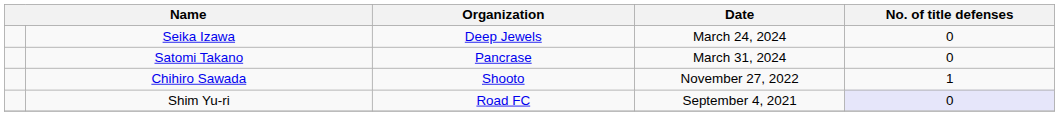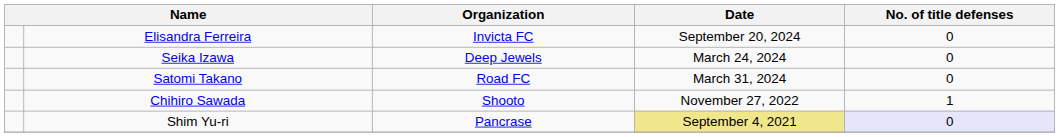+ row: (198, 36)
(503, 57) Pancrase -> (503, 79) Road FC
(503, 100) Road FC -> (503, 121) Pancrase
(740, 100) no background -> (740, 121) khaki background
